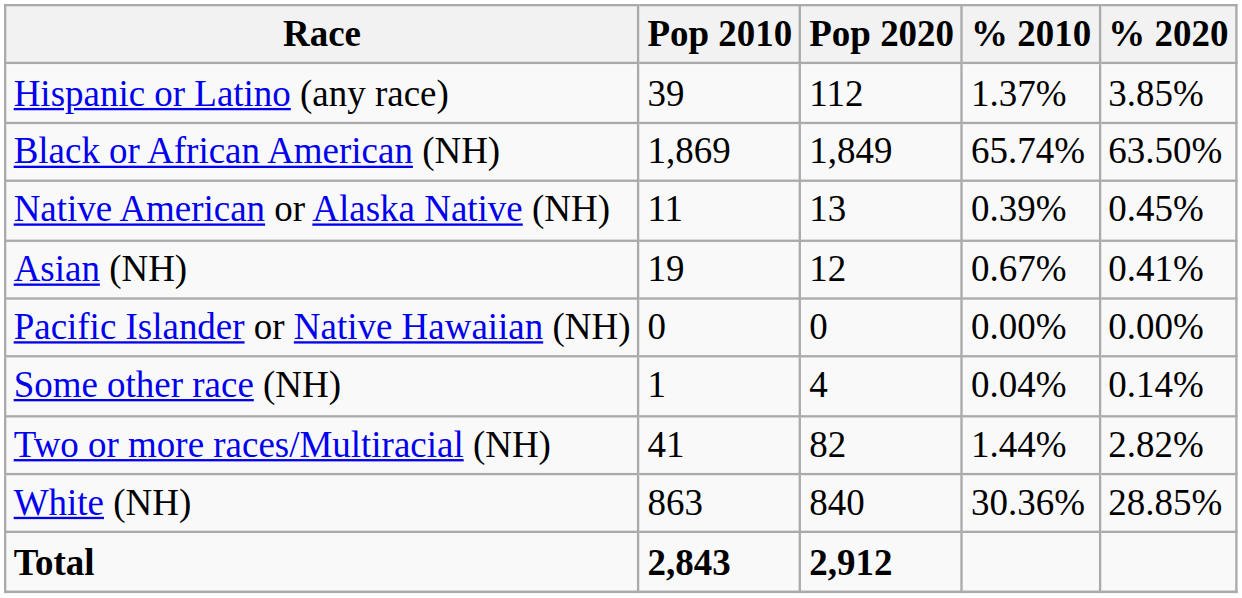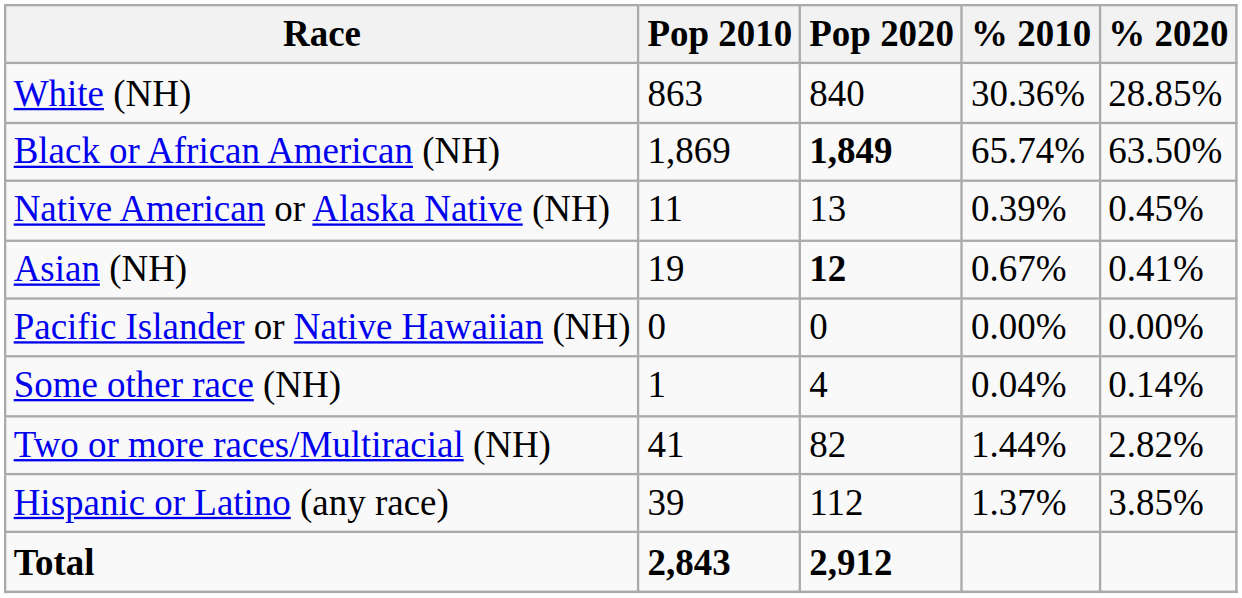rows swapped: (102, 502) <-> (231, 92)
(851, 151) normal -> (851, 151) bold
(828, 268) normal -> (828, 268) bold
